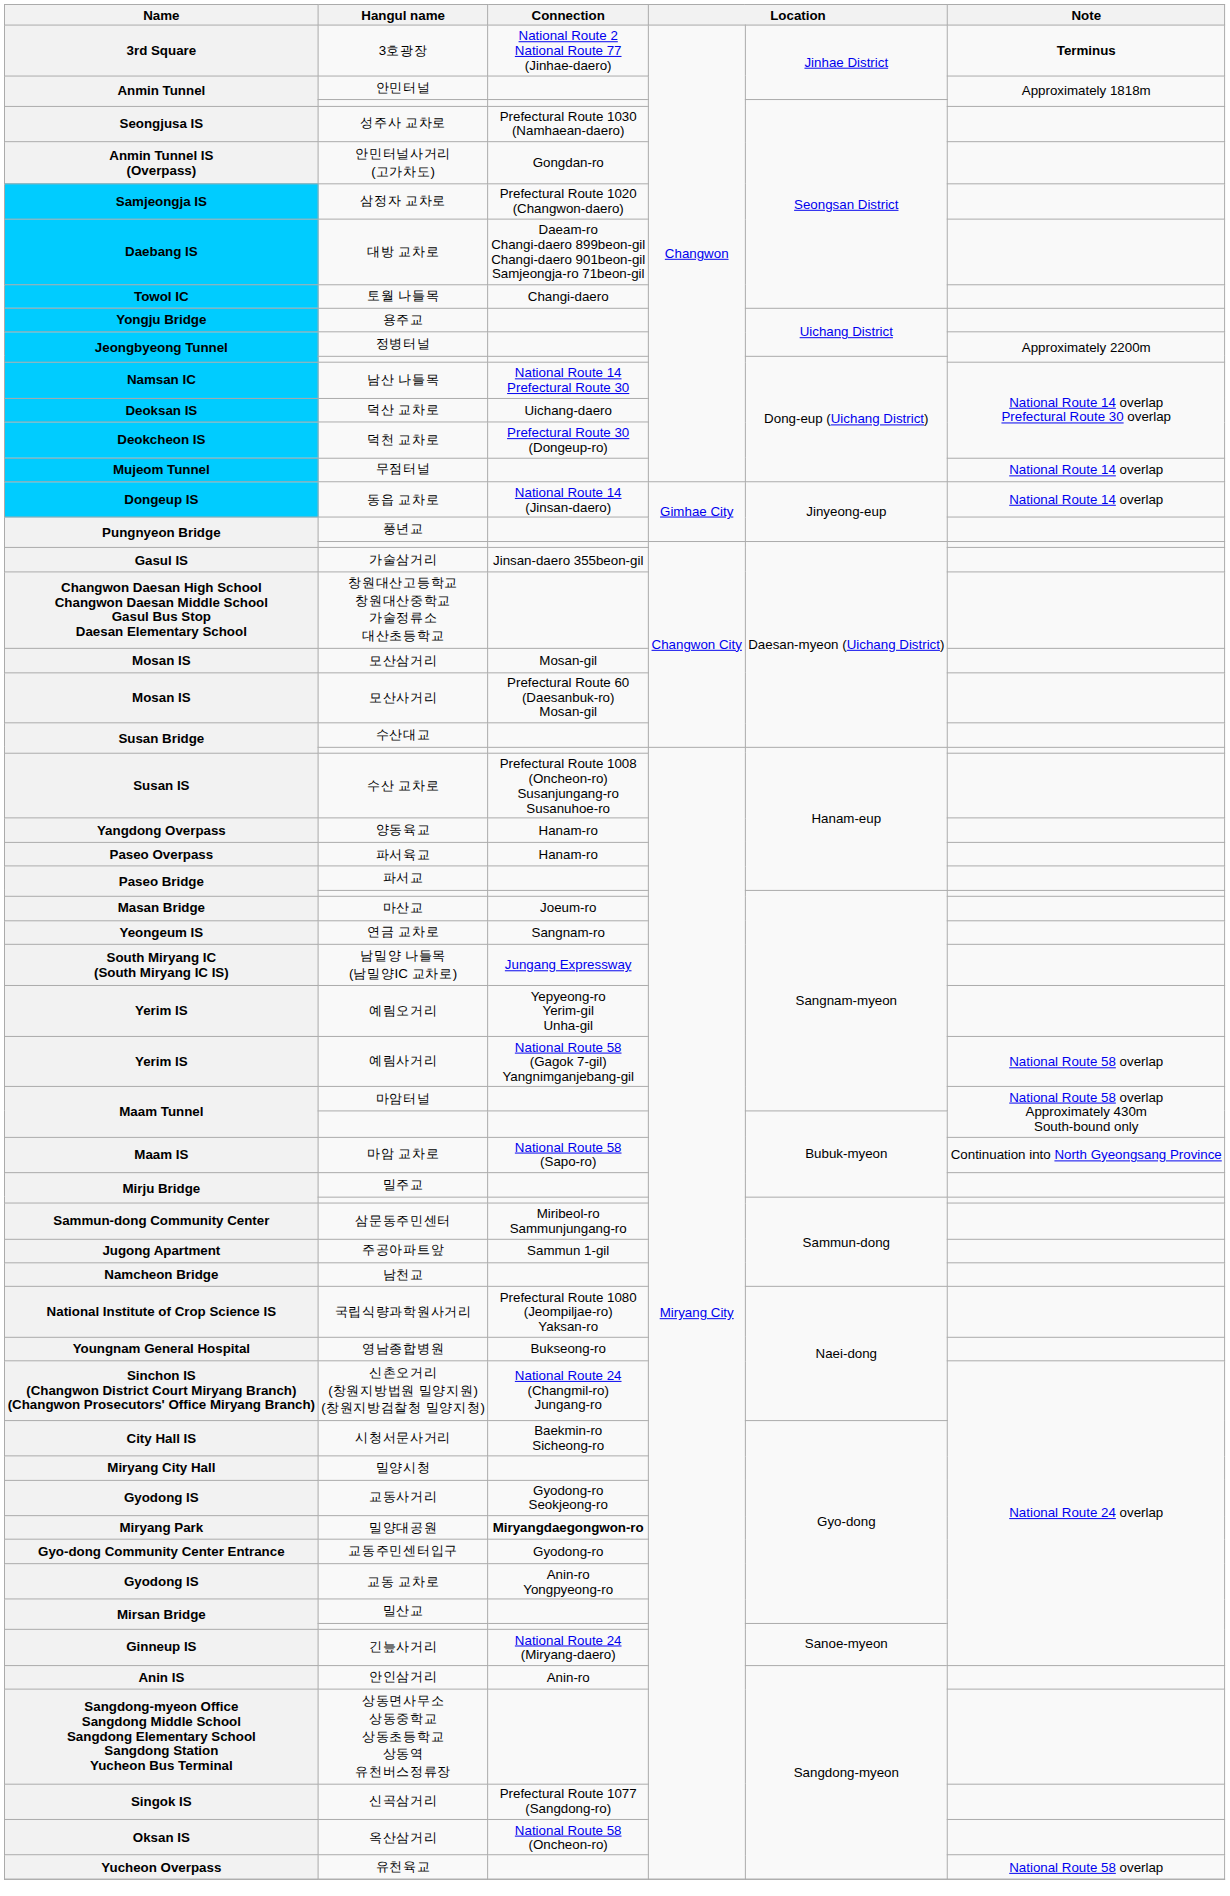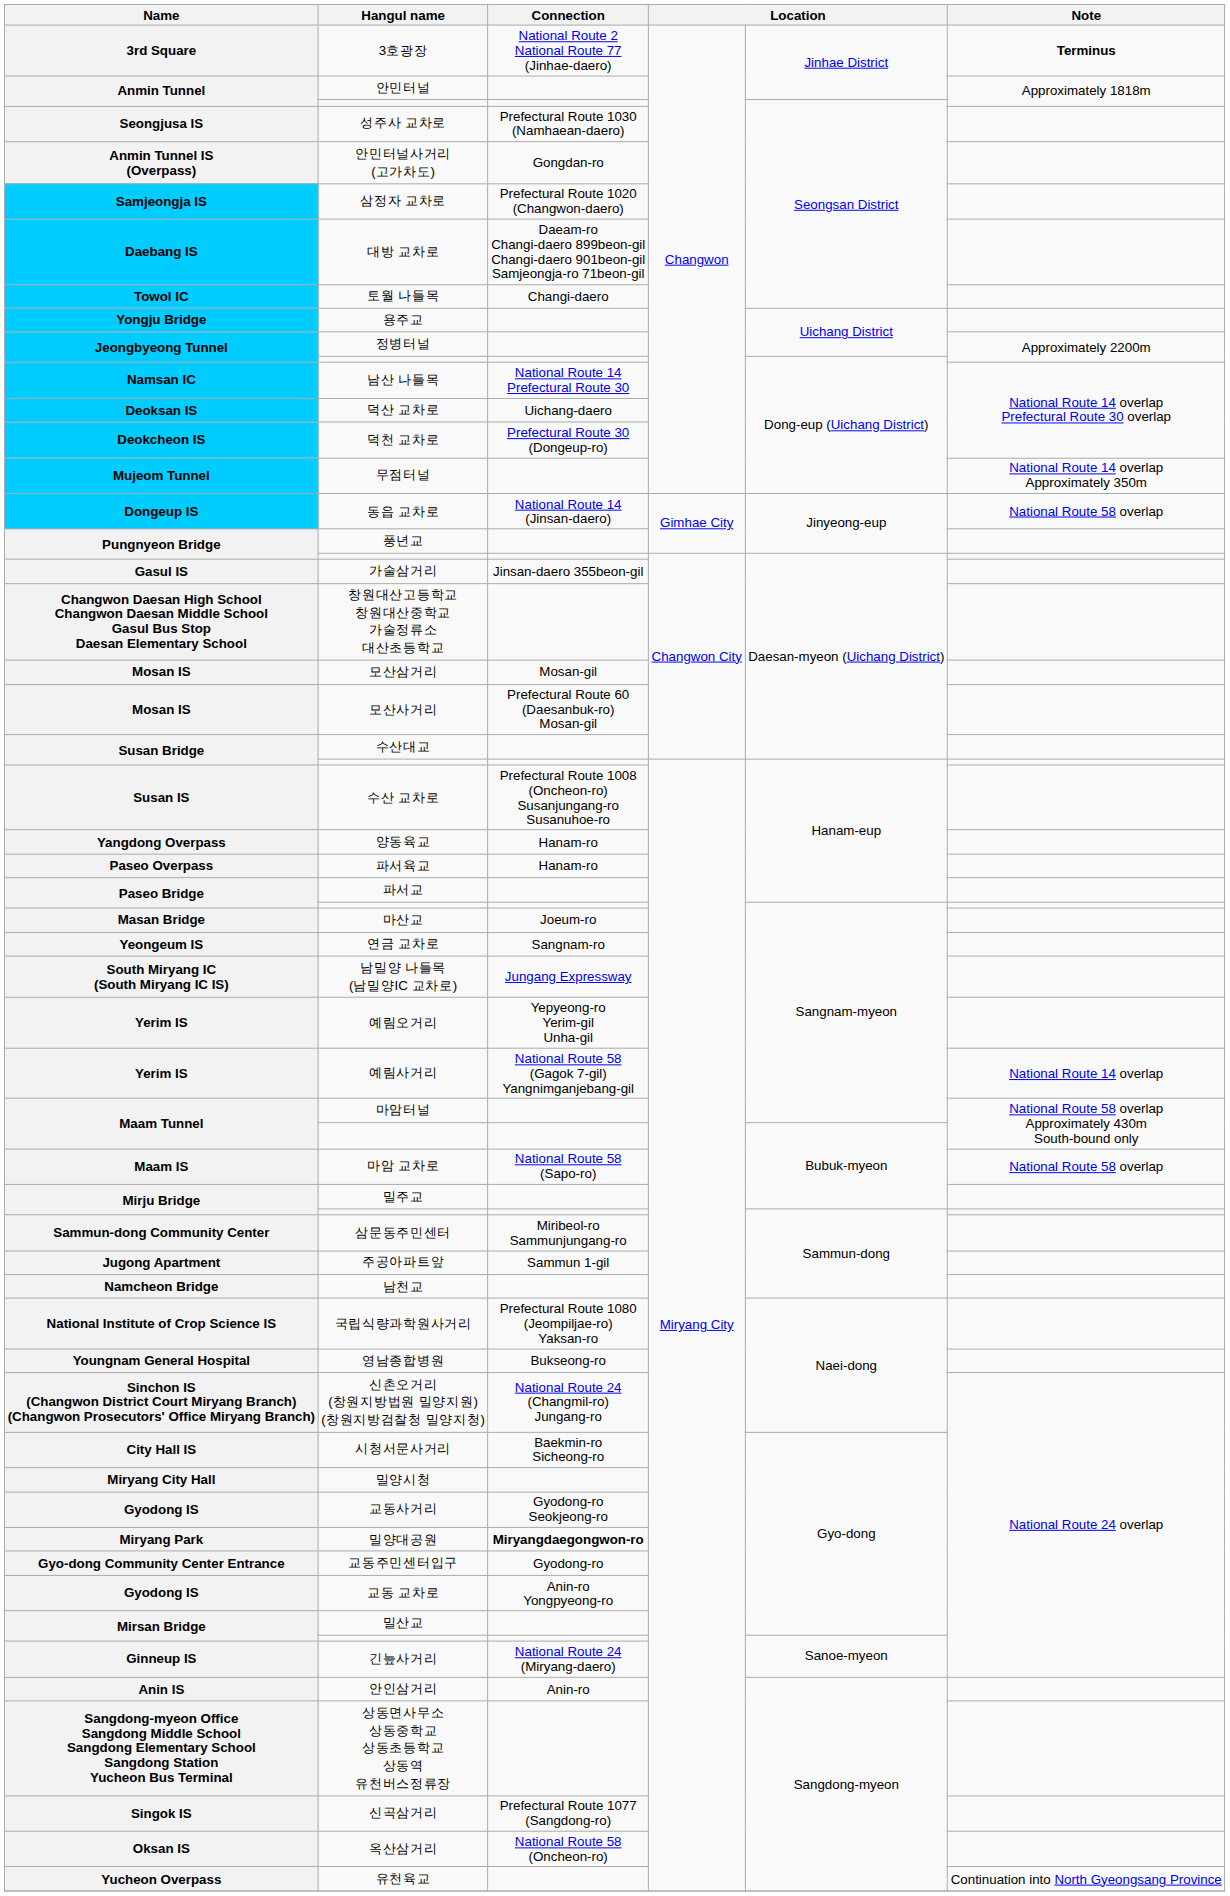(1086, 469) National Route 14 overlap -> (1086, 475) National Route 14 overlap Approximately 350m
(1086, 499) National Route 14 overlap -> (1086, 511) National Route 58 overlap
(1086, 1061) National Route 58 overlap -> (1086, 1073) National Route 14 overlap
(1086, 1155) Continuation into North Gyeongsang Province -> (1086, 1166) National Route 58 overlap
(1086, 1867) National Route 58 overlap -> (1086, 1878) Continuation into North Gyeongsang Province
